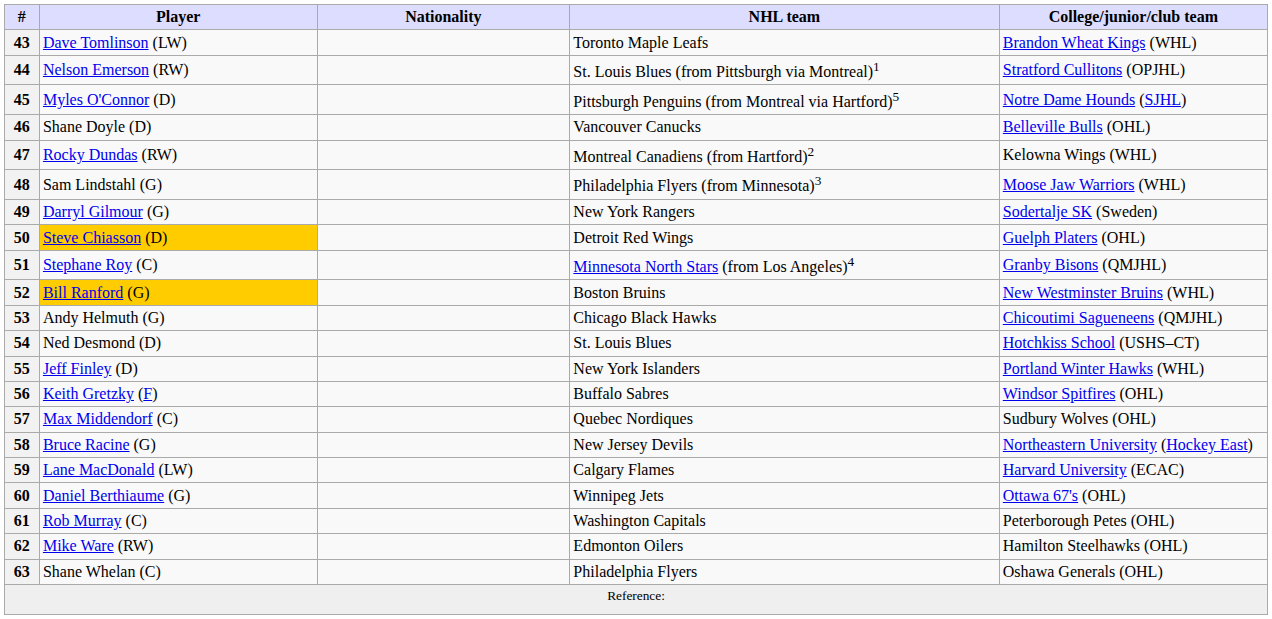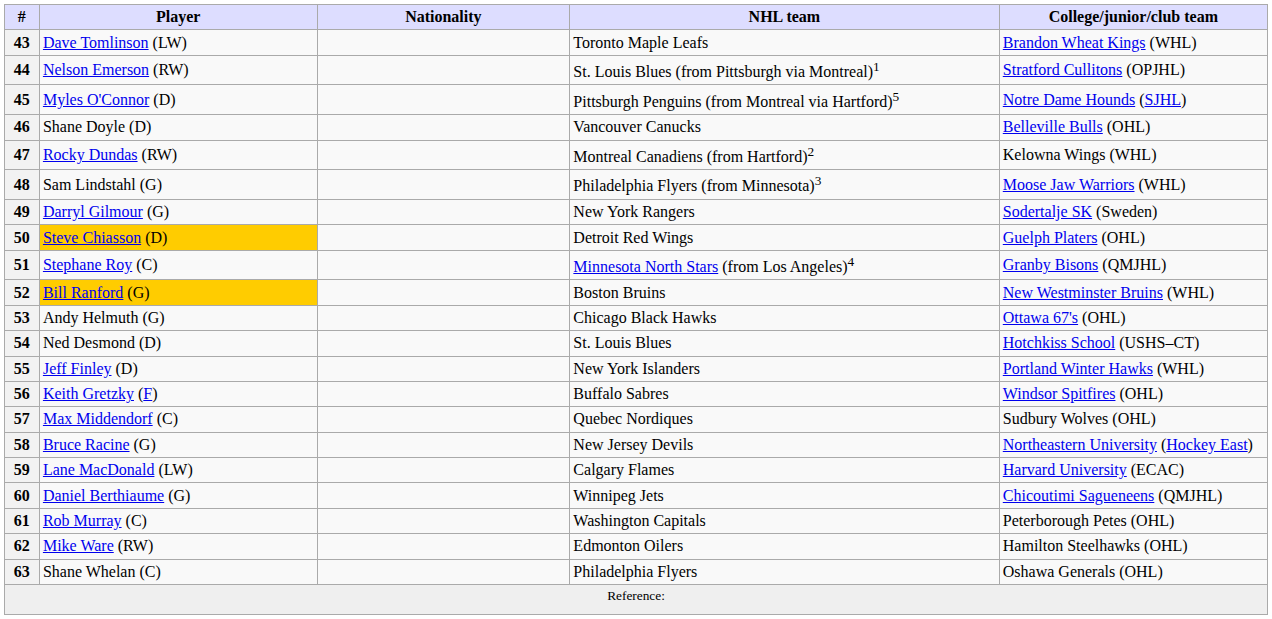(1113, 317) Chicoutimi Sagueneens (QMJHL) -> (1064, 317) Ottawa 67's (OHL)
(1064, 495) Ottawa 67's (OHL) -> (1113, 495) Chicoutimi Sagueneens (QMJHL)
